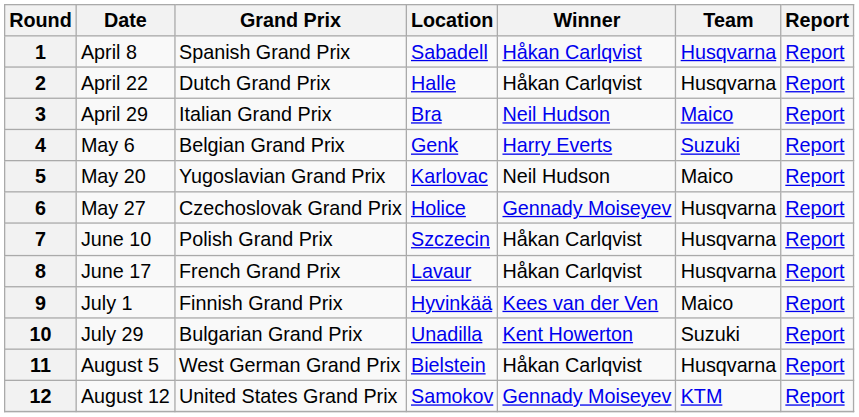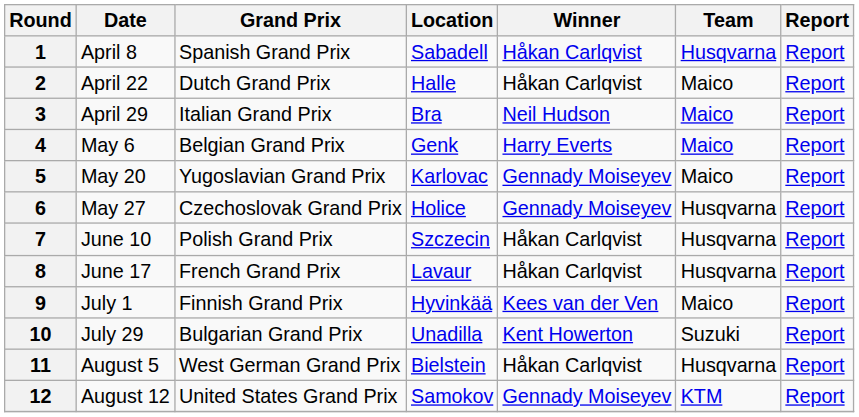(728, 83) Husqvarna -> (707, 83) Maico
(710, 146) Suzuki -> (707, 146) Maico
(556, 177) Neil Hudson -> (587, 177) Gennady Moiseyev
